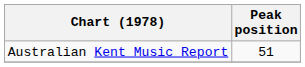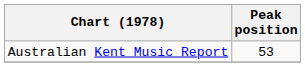(266, 52) 51 -> (266, 52) 53
